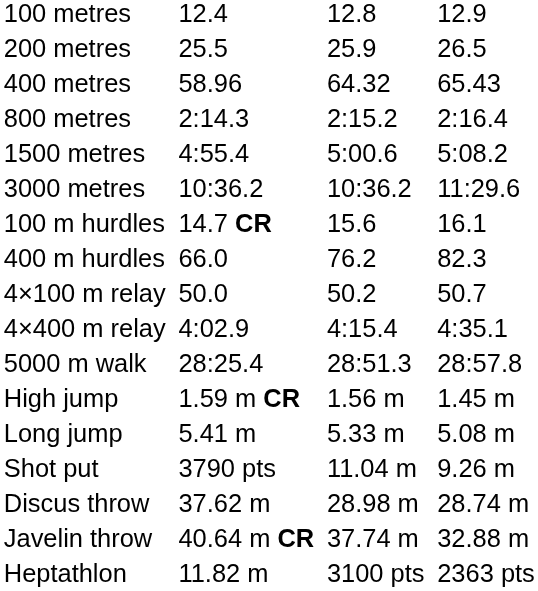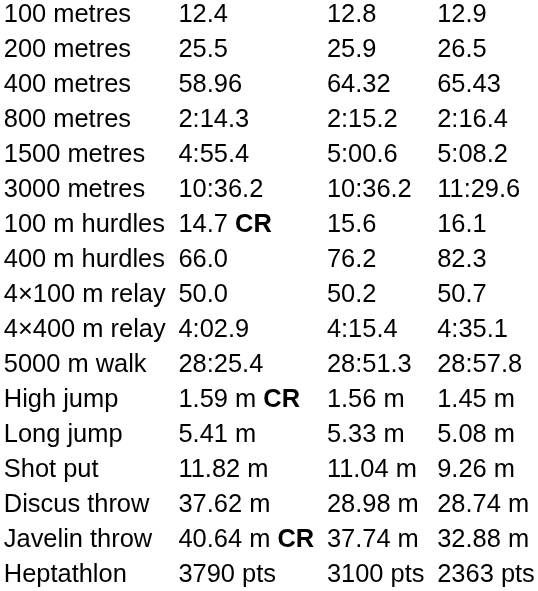(227, 468) 3790 pts -> (223, 468) 11.82 m
(223, 573) 11.82 m -> (227, 573) 3790 pts
